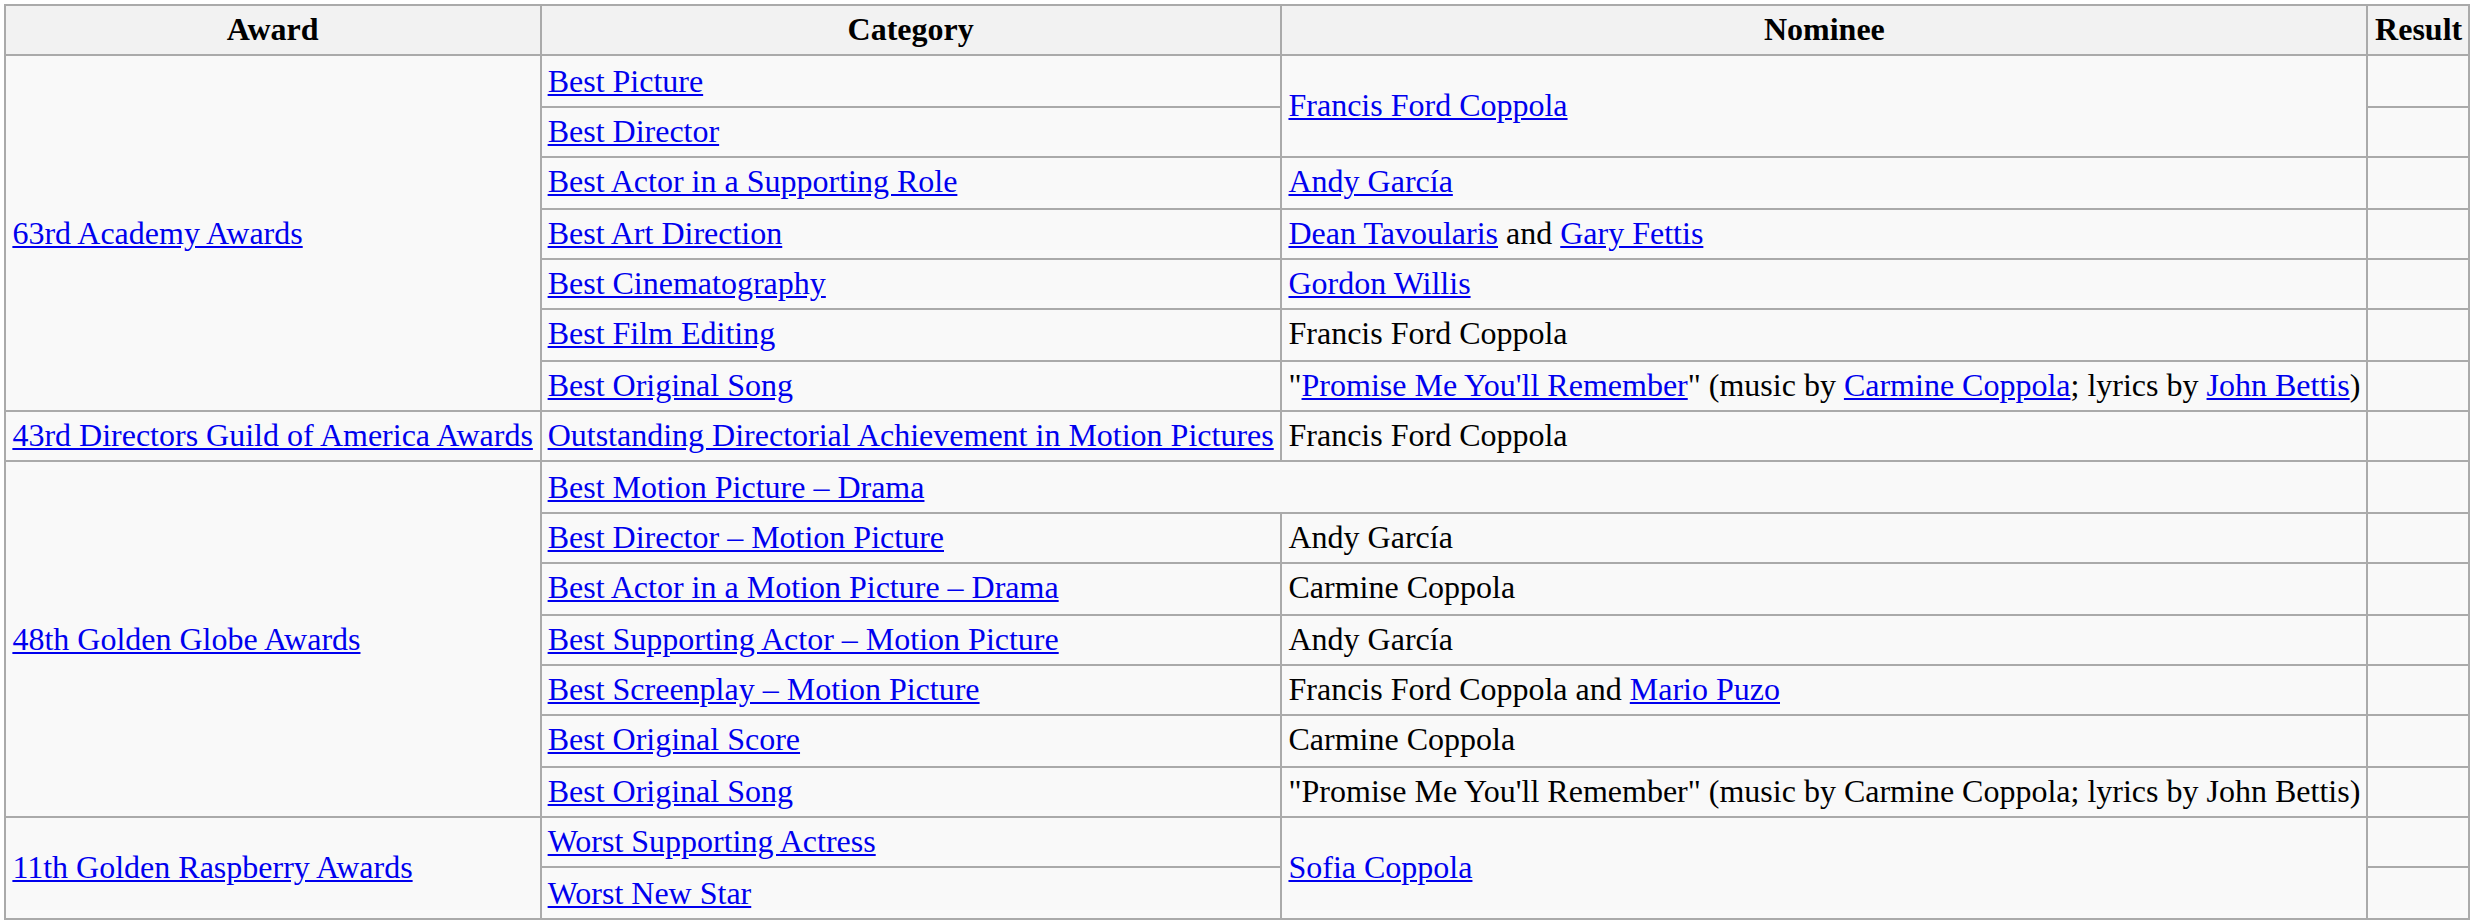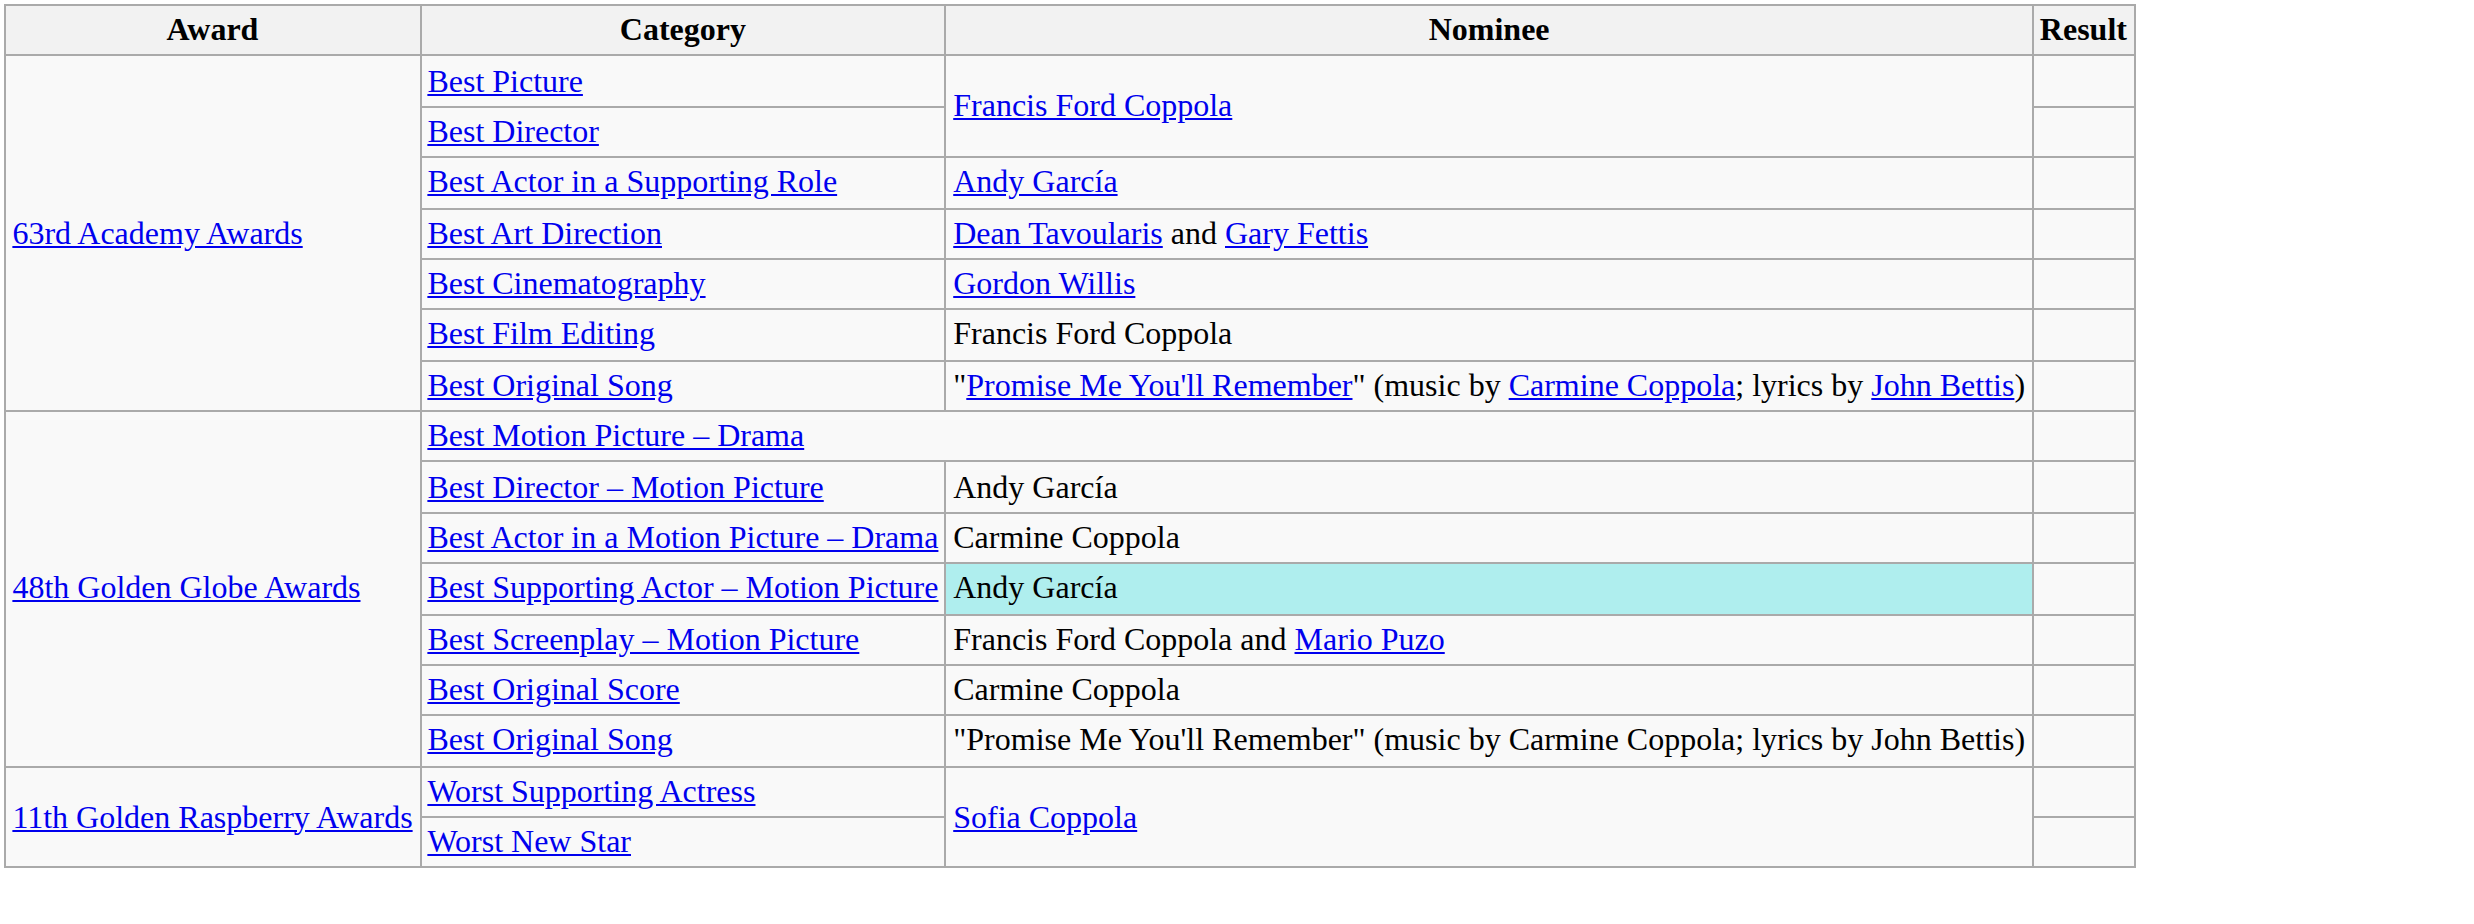- row: (273, 435)
(1371, 638) no background -> (1035, 588) paleturquoise background
